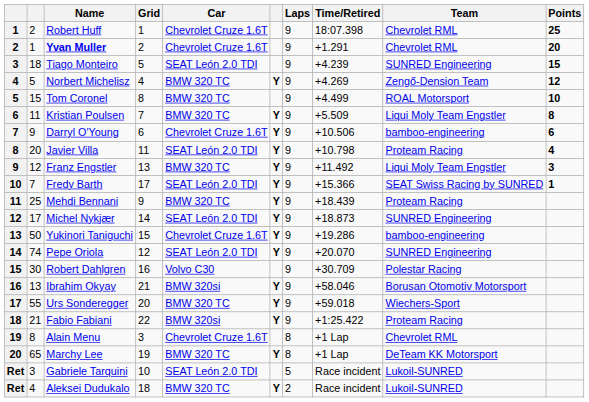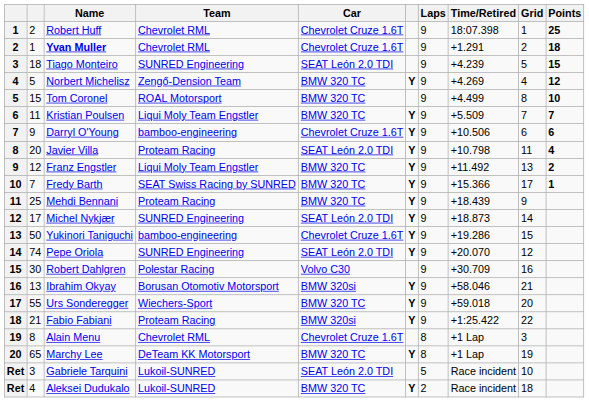columns swapped: (464, 13) <-> (149, 13)
(554, 47) 20 -> (554, 47) 18
(551, 116) 8 -> (551, 116) 7
(551, 167) 3 -> (551, 167) 2
(211, 184) SEAT León 2.0 TDI -> (333, 184) BMW 320 TC
